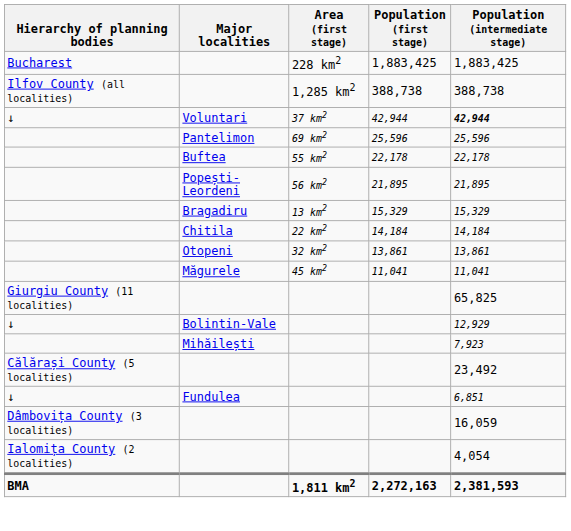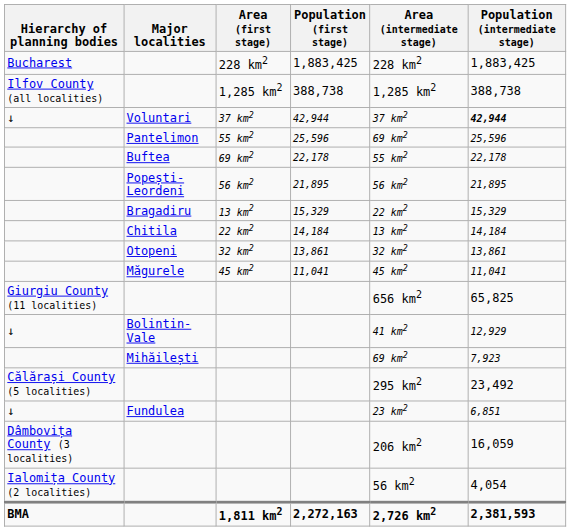+ column: (419, 28)
(309, 137) 69 km2 -> (236, 137) 55 km2
(309, 158) 55 km2 -> (236, 158) 69 km2
